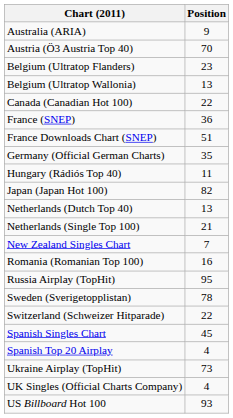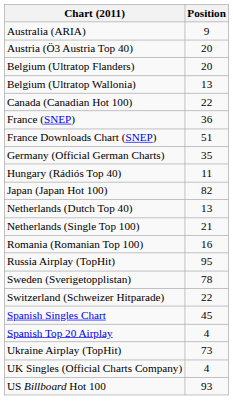(207, 48) 70 -> (207, 48) 20
(207, 66) 23 -> (207, 66) 20
- row: (69, 244)
